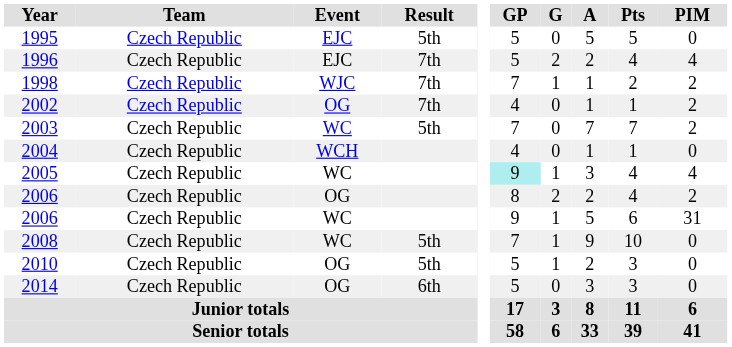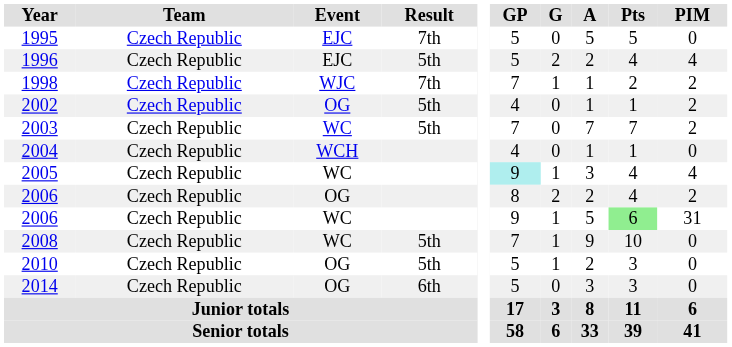(429, 37) 5th -> (429, 37) 7th
(429, 60) 7th -> (429, 60) 5th
(429, 105) 7th -> (429, 105) 5th
(633, 218) no background -> (633, 218) lightgreen background
